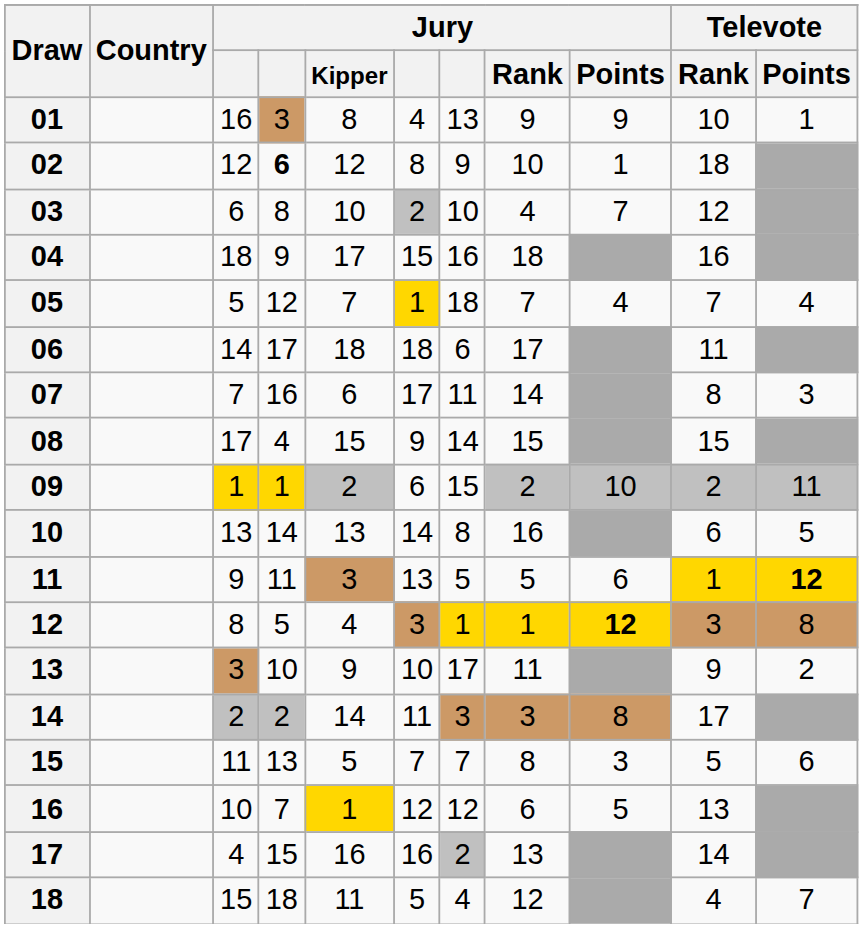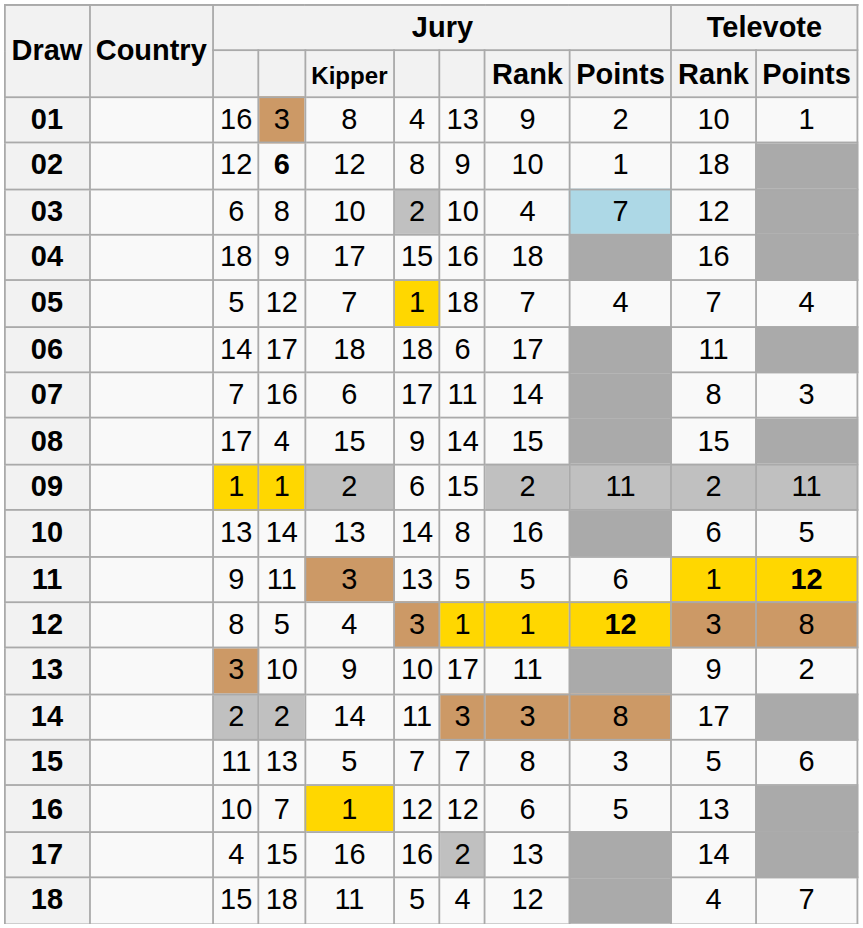(621, 119) 9 -> (621, 119) 2
(621, 211) no background -> (621, 211) lightblue background
(621, 486) 10 -> (621, 486) 11
